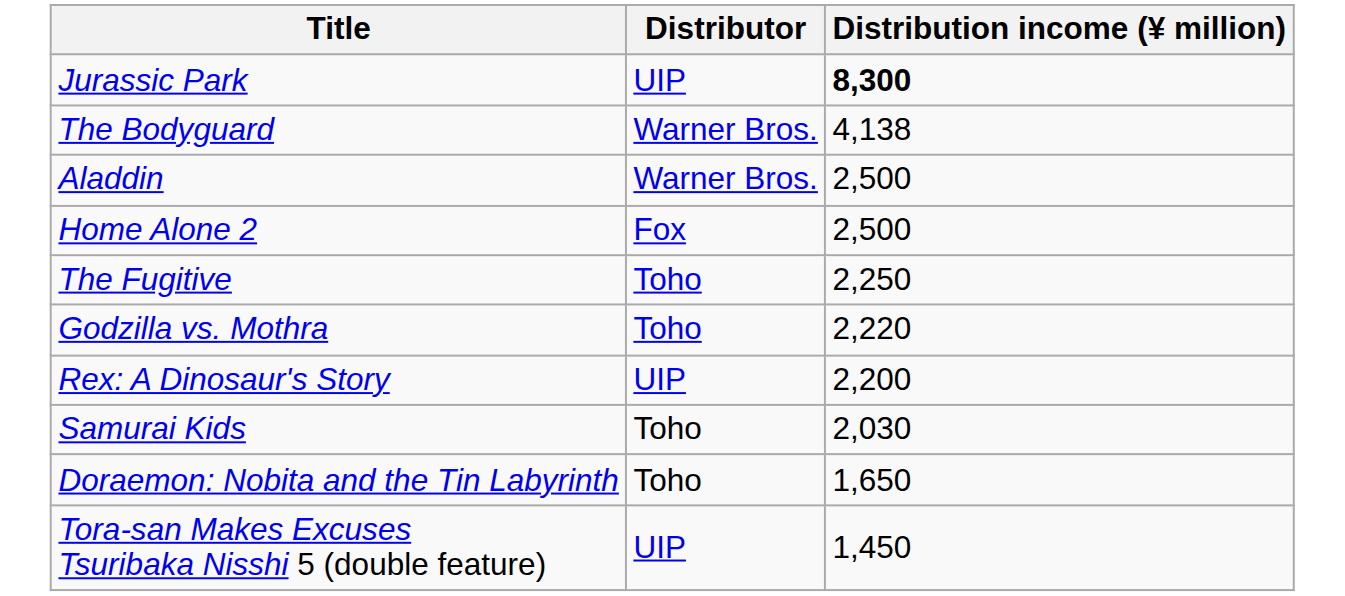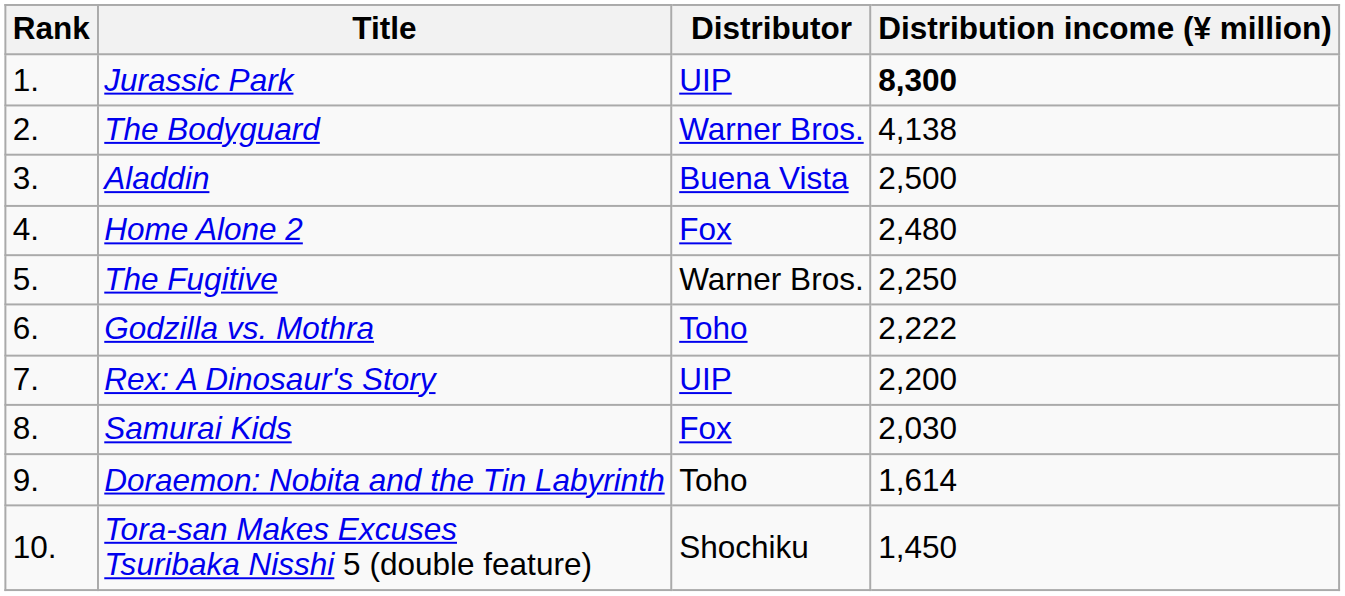+ column: (51, 29)
(726, 179) Warner Bros. -> (764, 179) Buena Vista
(872, 229) 2,500 -> (918, 229) 2,480
(668, 279) Toho -> (771, 279) Warner Bros.
(872, 329) 2,220 -> (918, 329) 2,222
(668, 429) Toho -> (705, 429) Fox
(872, 479) 1,650 -> (918, 479) 1,614
(660, 547) UIP -> (744, 547) Shochiku
